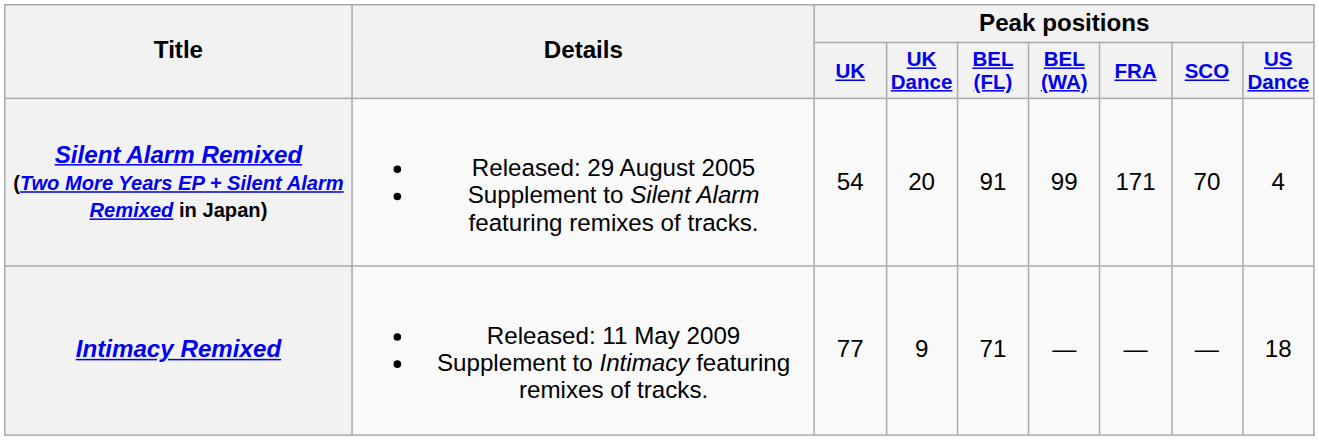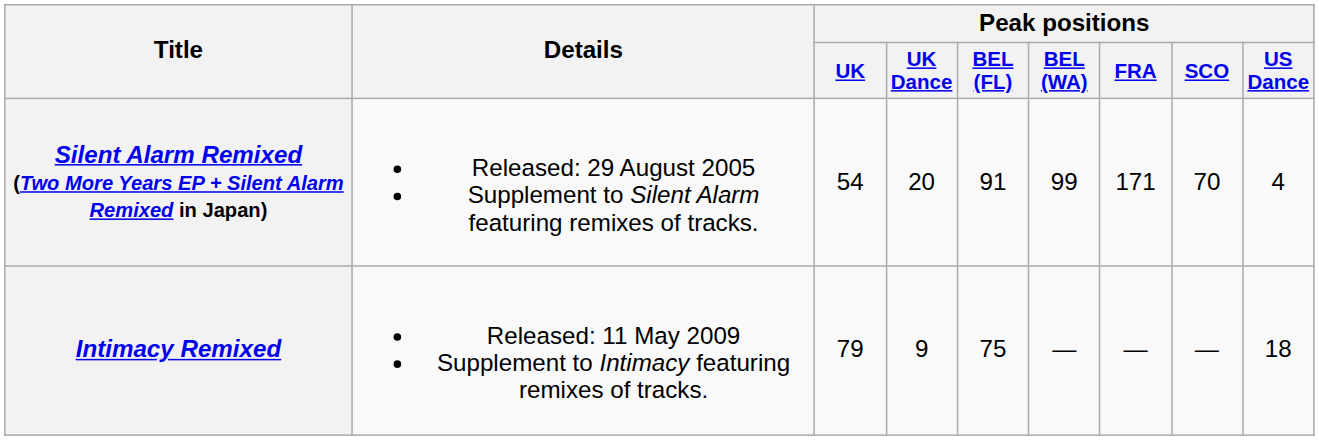(850, 350) 77 -> (850, 350) 79
(993, 350) 71 -> (993, 350) 75
